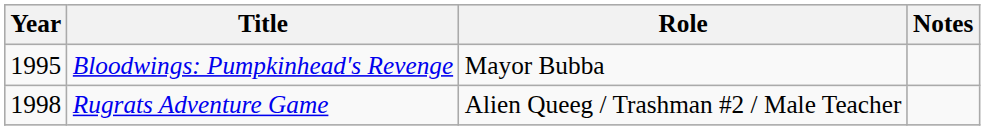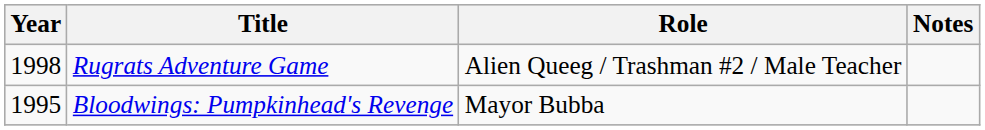rows swapped: (263, 64) <-> (201, 104)
